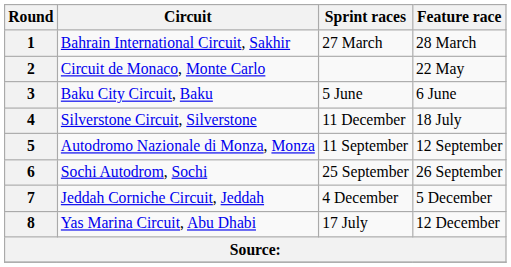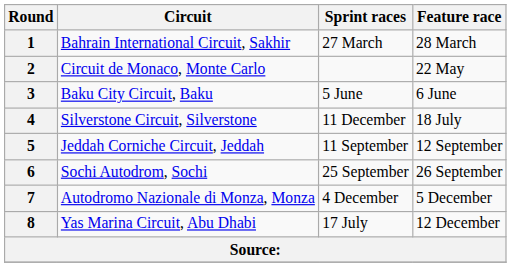(188, 146) Autodromo Nazionale di Monza, Monza -> (162, 146) Jeddah Corniche Circuit, Jeddah
(162, 197) Jeddah Corniche Circuit, Jeddah -> (188, 197) Autodromo Nazionale di Monza, Monza
